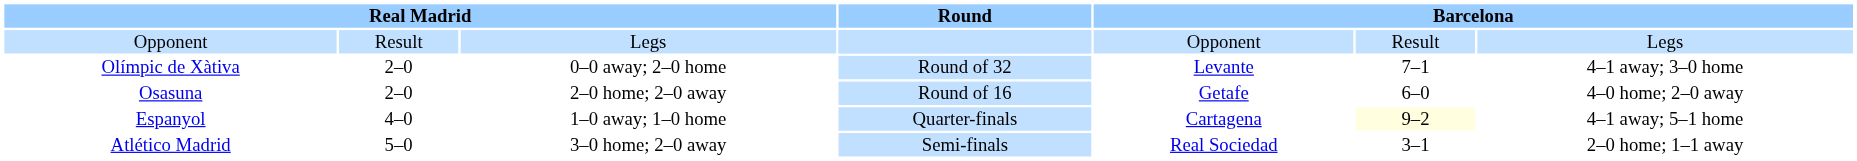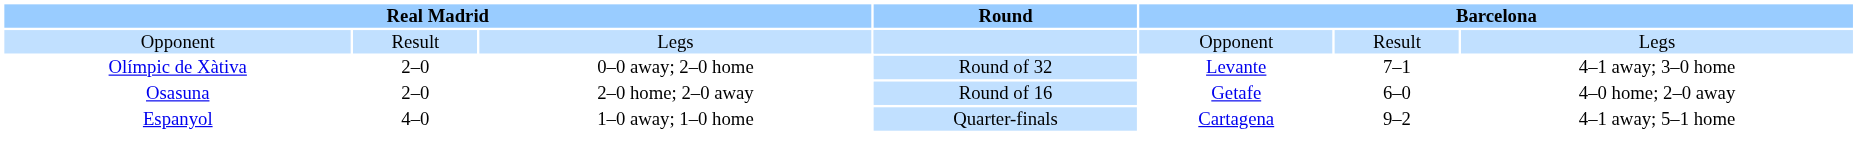(1415, 118) lightyellow background -> (1397, 118) no background
- row: (171, 144)
